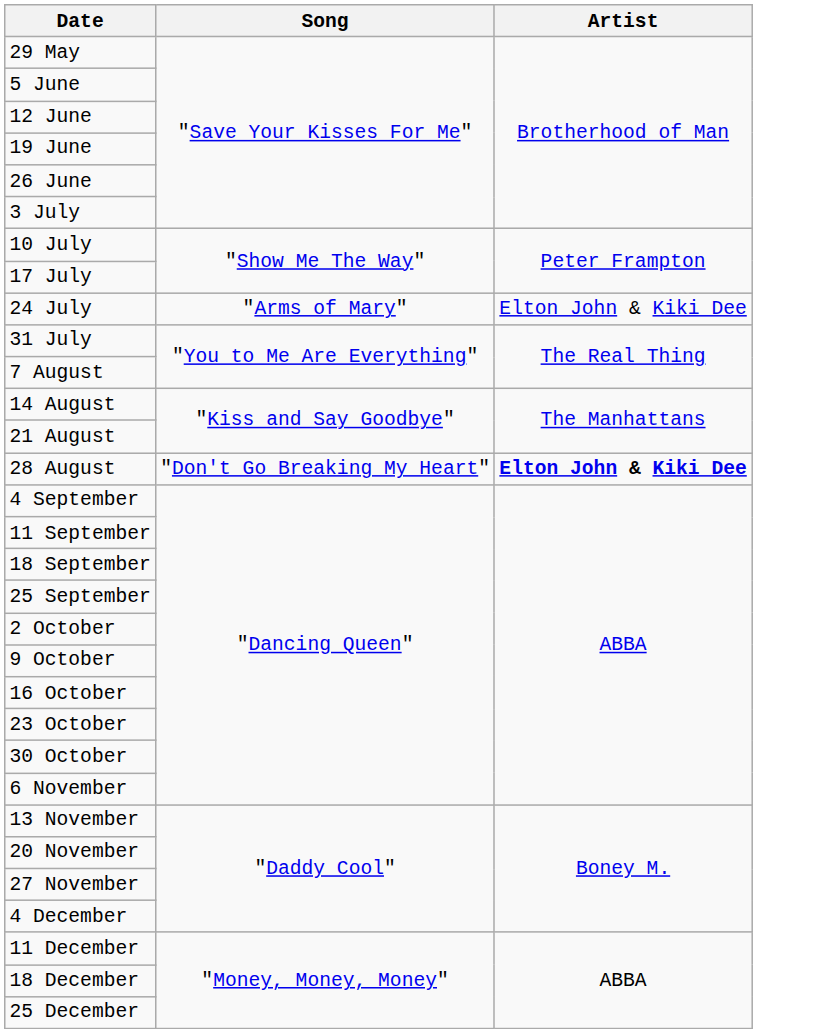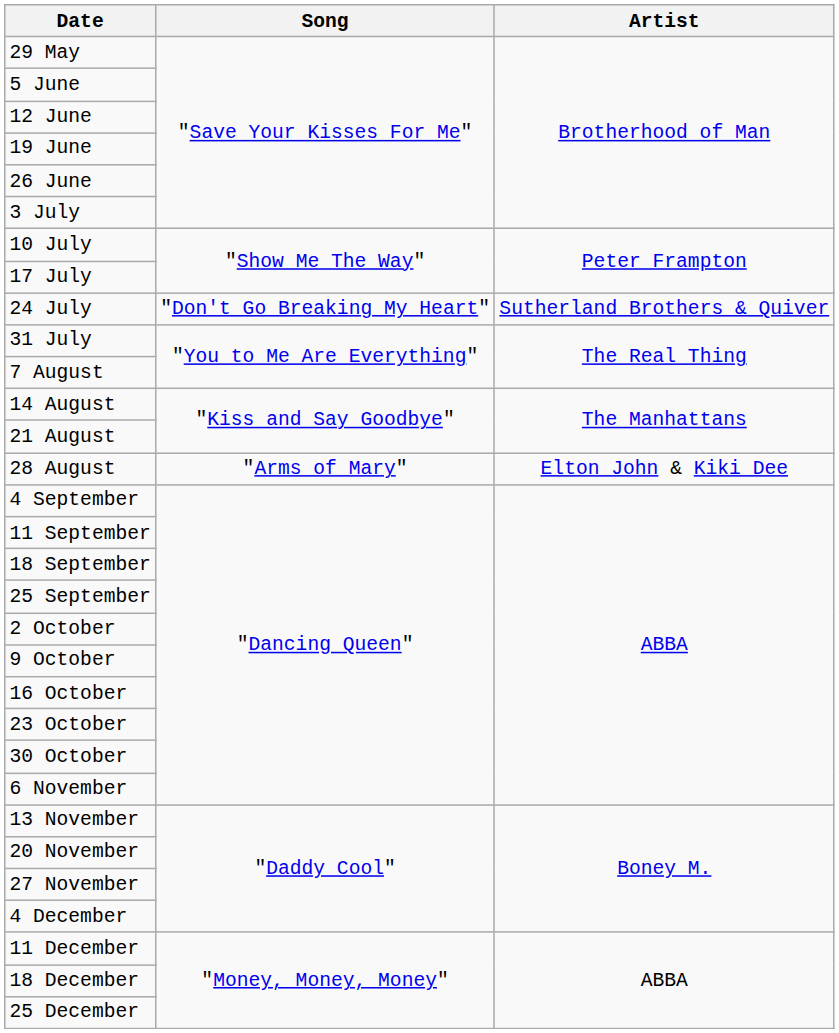(325, 309) "Arms of Mary" -> (325, 309) "Don't Go Breaking My Heart"
(623, 309) Elton John & Kiki Dee -> (664, 309) Sutherland Brothers & Quiver
(325, 469) "Don't Go Breaking My Heart" -> (325, 469) "Arms of Mary"
(623, 469) bold -> (664, 469) normal
